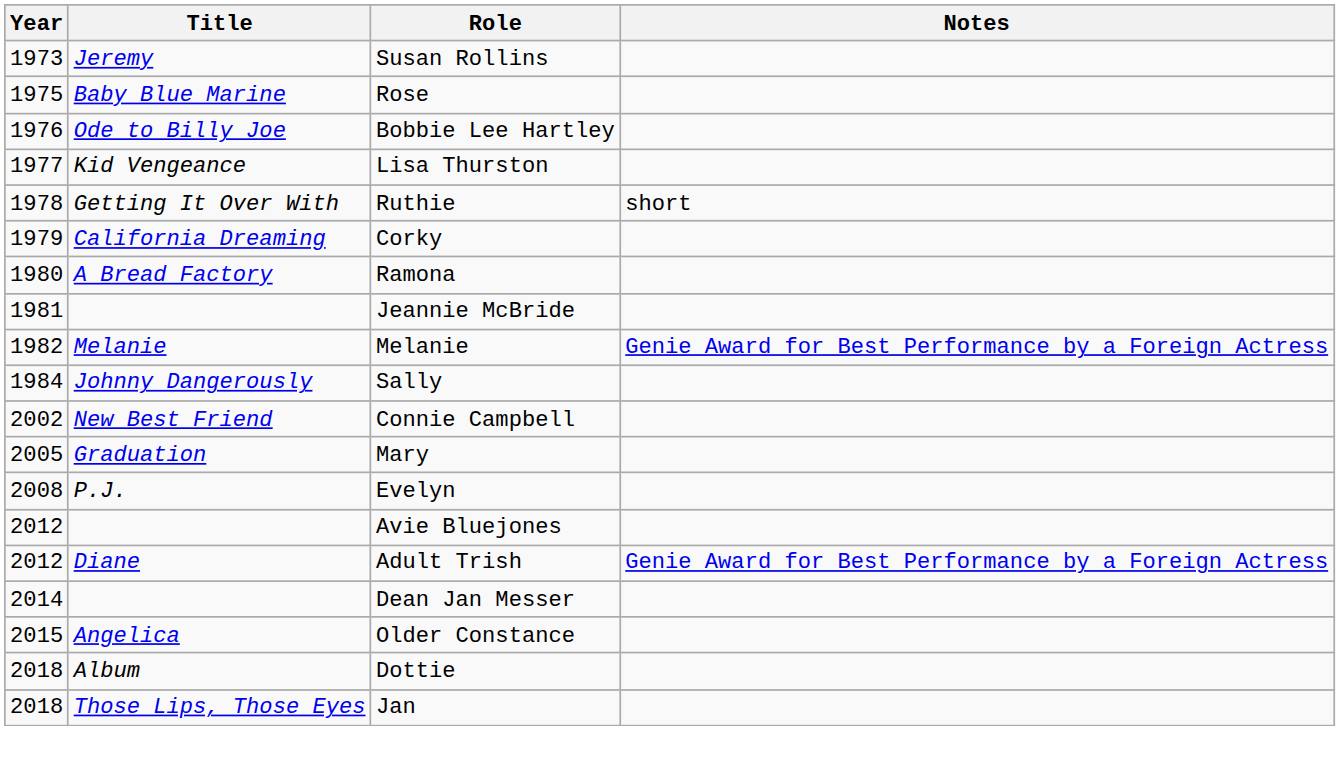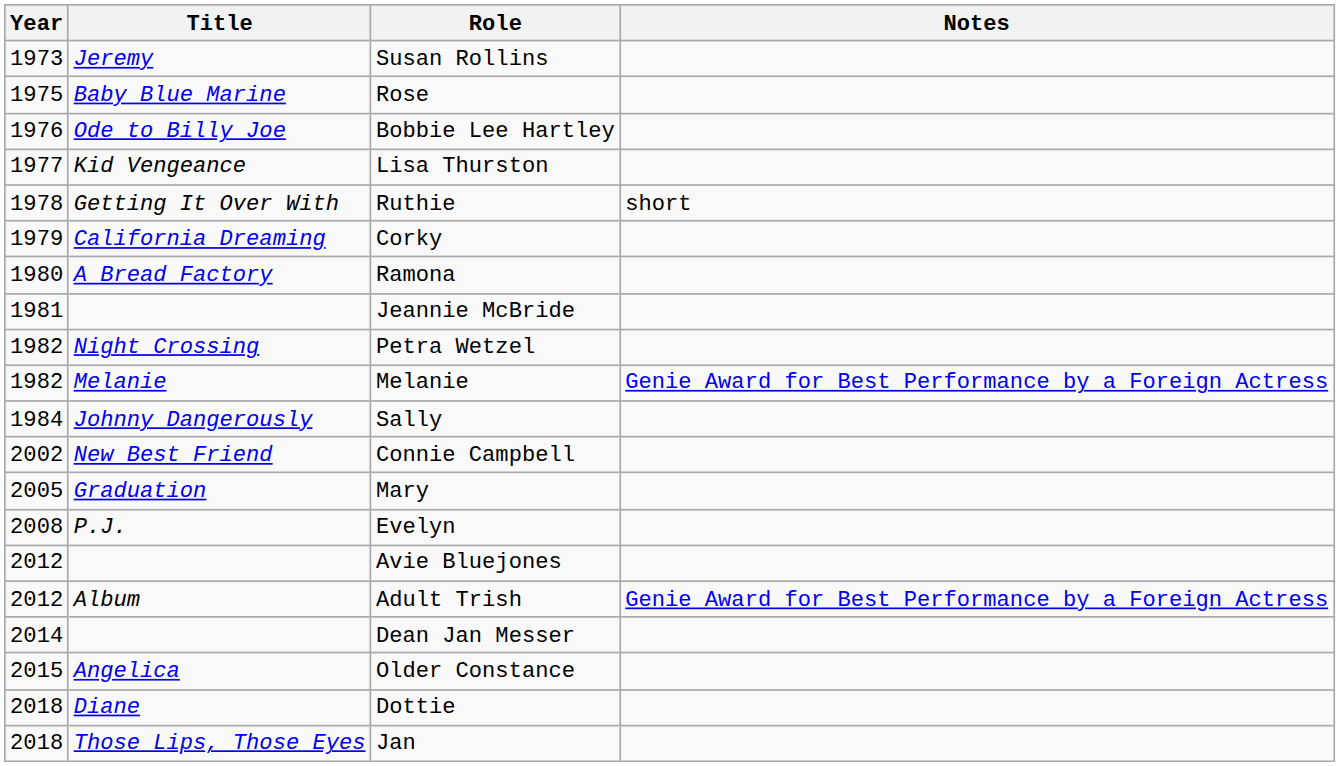+ row: (456, 347)
(107, 563) Diane -> (107, 599) Album
(107, 671) Album -> (107, 707) Diane
